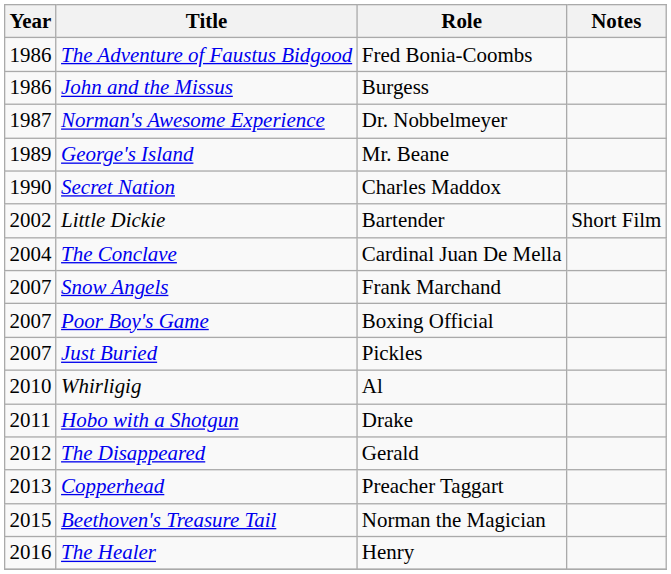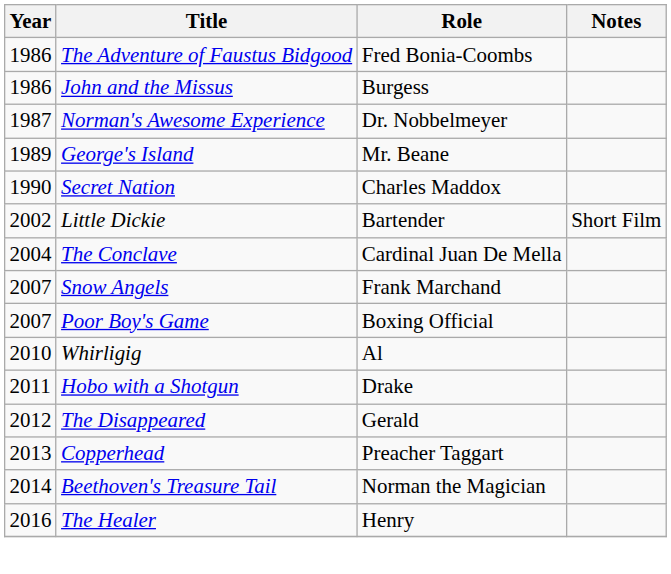- row: (109, 353)
(30, 519) 2015 -> (30, 486) 2014
